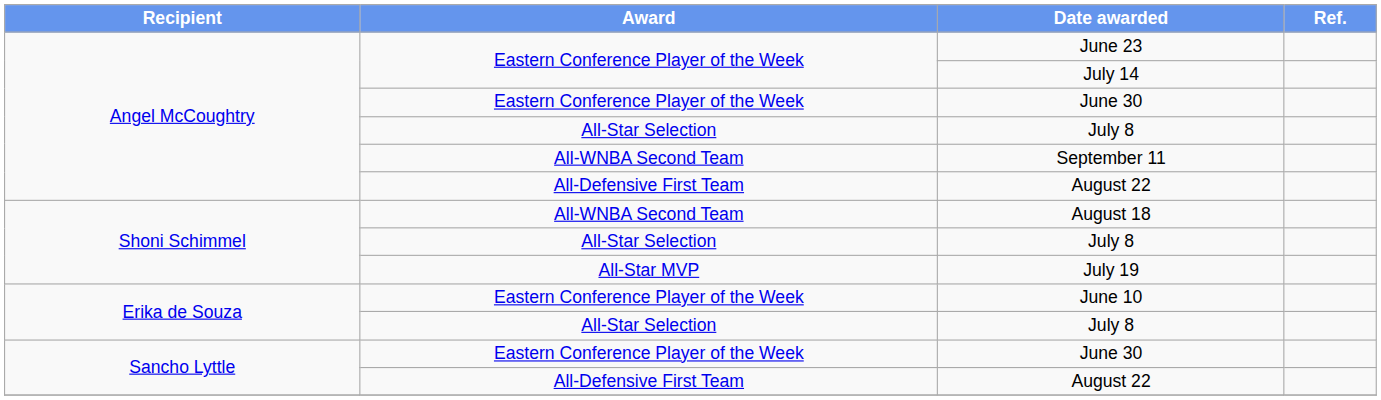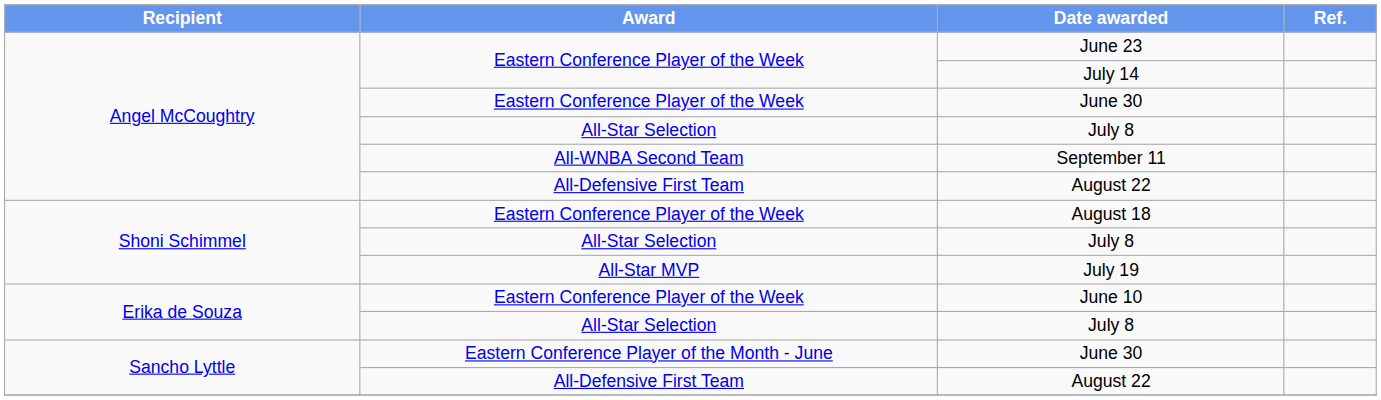(649, 213) All-WNBA Second Team -> (649, 213) Eastern Conference Player of the Week
(649, 353) Eastern Conference Player of the Week -> (649, 353) Eastern Conference Player of the Month - June
